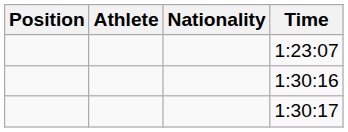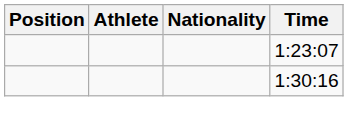- row: (307, 111)
